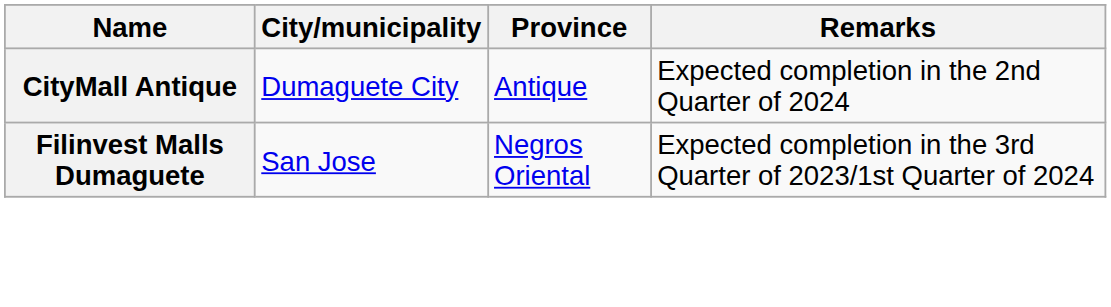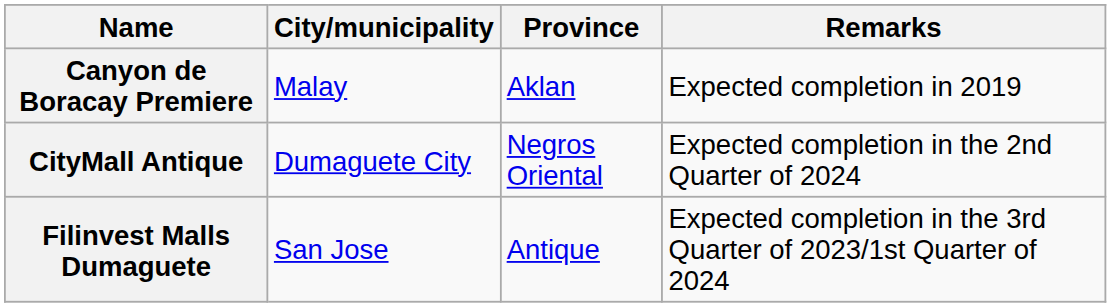+ row: (136, 86)
(541, 86) Antique -> (555, 160) Negros Oriental
(542, 160) Negros Oriental -> (553, 250) Antique
